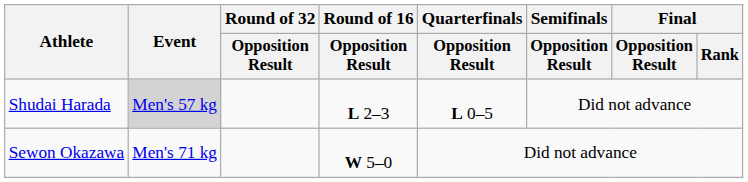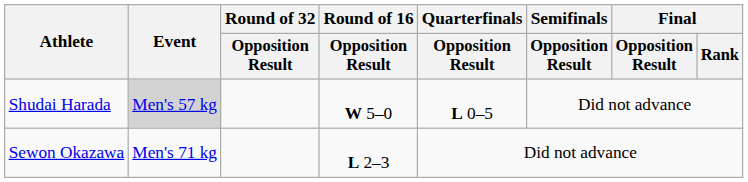(369, 114) L 2–3 -> (369, 114) W 5–0
(369, 163) W 5–0 -> (369, 163) L 2–3
